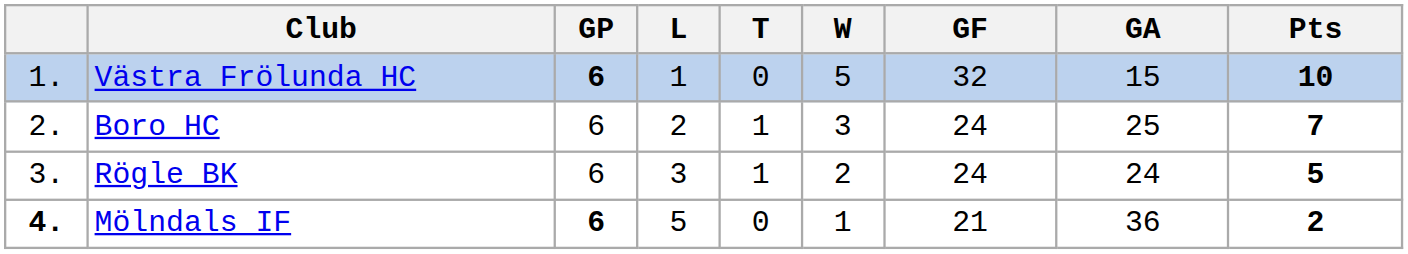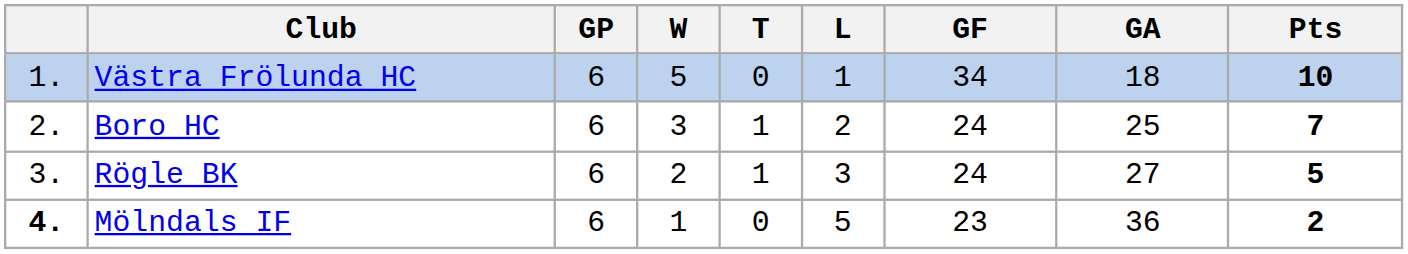columns swapped: (843, 29) <-> (678, 29)
(596, 78) bold -> (596, 78) normal
(970, 78) 32 -> (970, 78) 34
(1143, 78) 15 -> (1143, 78) 18
(1143, 175) 24 -> (1143, 175) 27
(596, 223) bold -> (596, 223) normal
(970, 223) 21 -> (970, 223) 23
